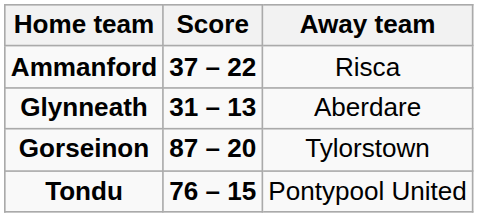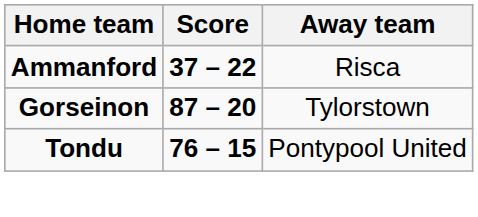- row: (84, 107)
